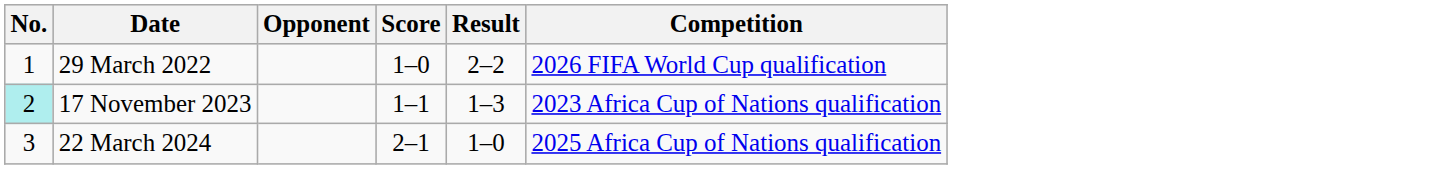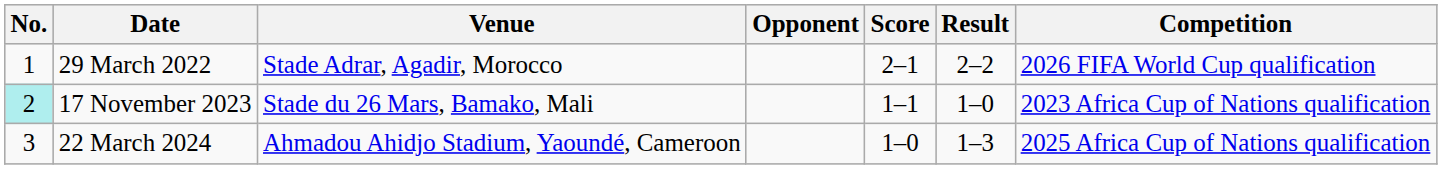+ column: (502, 24)
(411, 63) 1–0 -> (900, 63) 2–1
(486, 103) 1–3 -> (975, 103) 1–0
(411, 143) 2–1 -> (900, 143) 1–0
(486, 143) 1–0 -> (975, 143) 1–3
